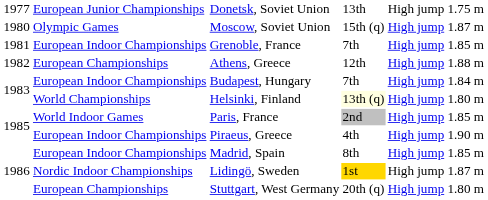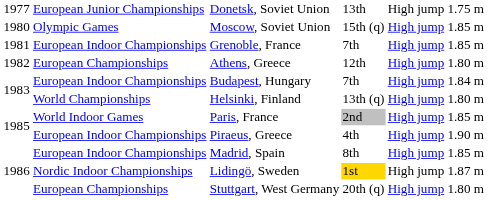(466, 26) 1.87 m -> (466, 26) 1.85 m
(466, 63) 1.88 m -> (466, 63) 1.80 m
(363, 99) lightyellow background -> (363, 99) no background
